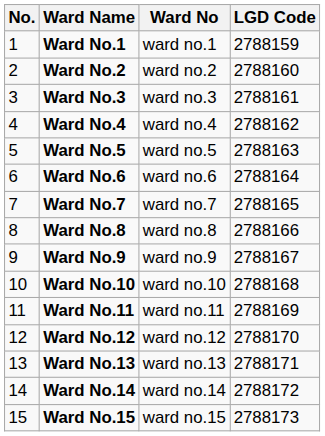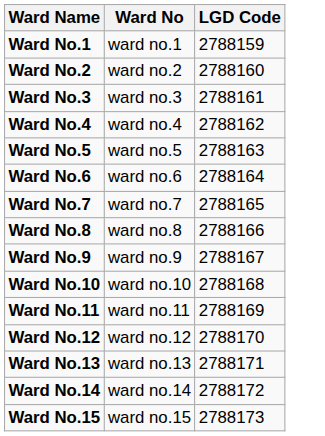- column: (22, 17)
